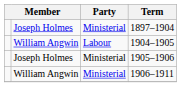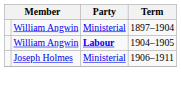(43, 27) Joseph Holmes -> (46, 27) William Angwin
(97, 43) normal -> (99, 43) bold
- row: (152, 58)
(46, 74) William Angwin -> (43, 58) Joseph Holmes
